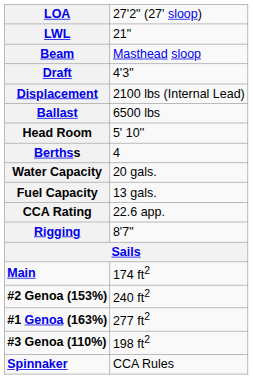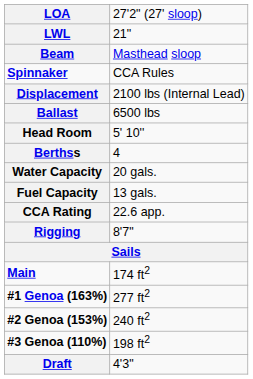rows swapped: (57, 73) <-> (37, 364)
rows swapped: (57, 319) <-> (57, 296)
